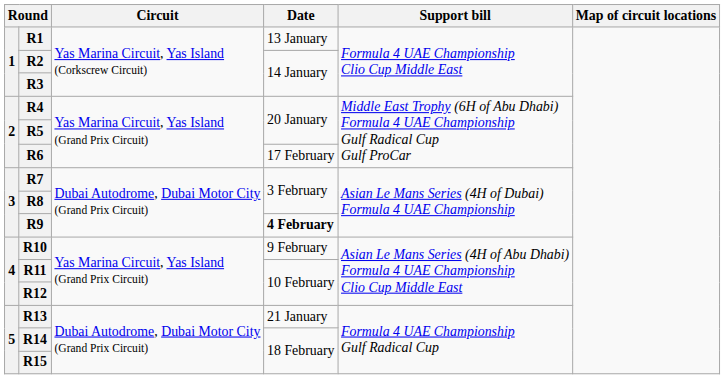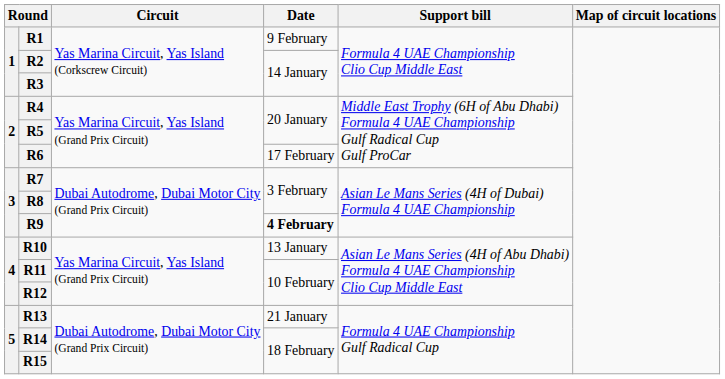(297, 38) 13 January -> (297, 38) 9 February
(297, 247) 9 February -> (297, 247) 13 January
